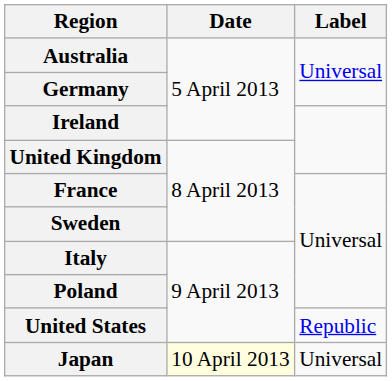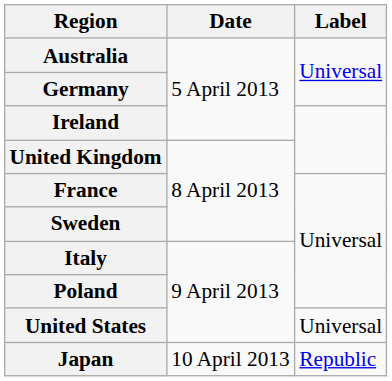(338, 325) Republic -> (341, 325) Universal
(230, 358) lightyellow background -> (230, 358) no background
(341, 358) Universal -> (338, 358) Republic
